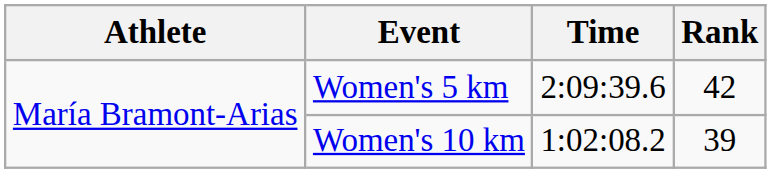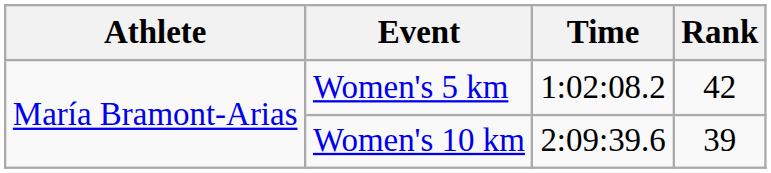(603, 86) 2:09:39.6 -> (603, 86) 1:02:08.2
(603, 140) 1:02:08.2 -> (603, 140) 2:09:39.6
